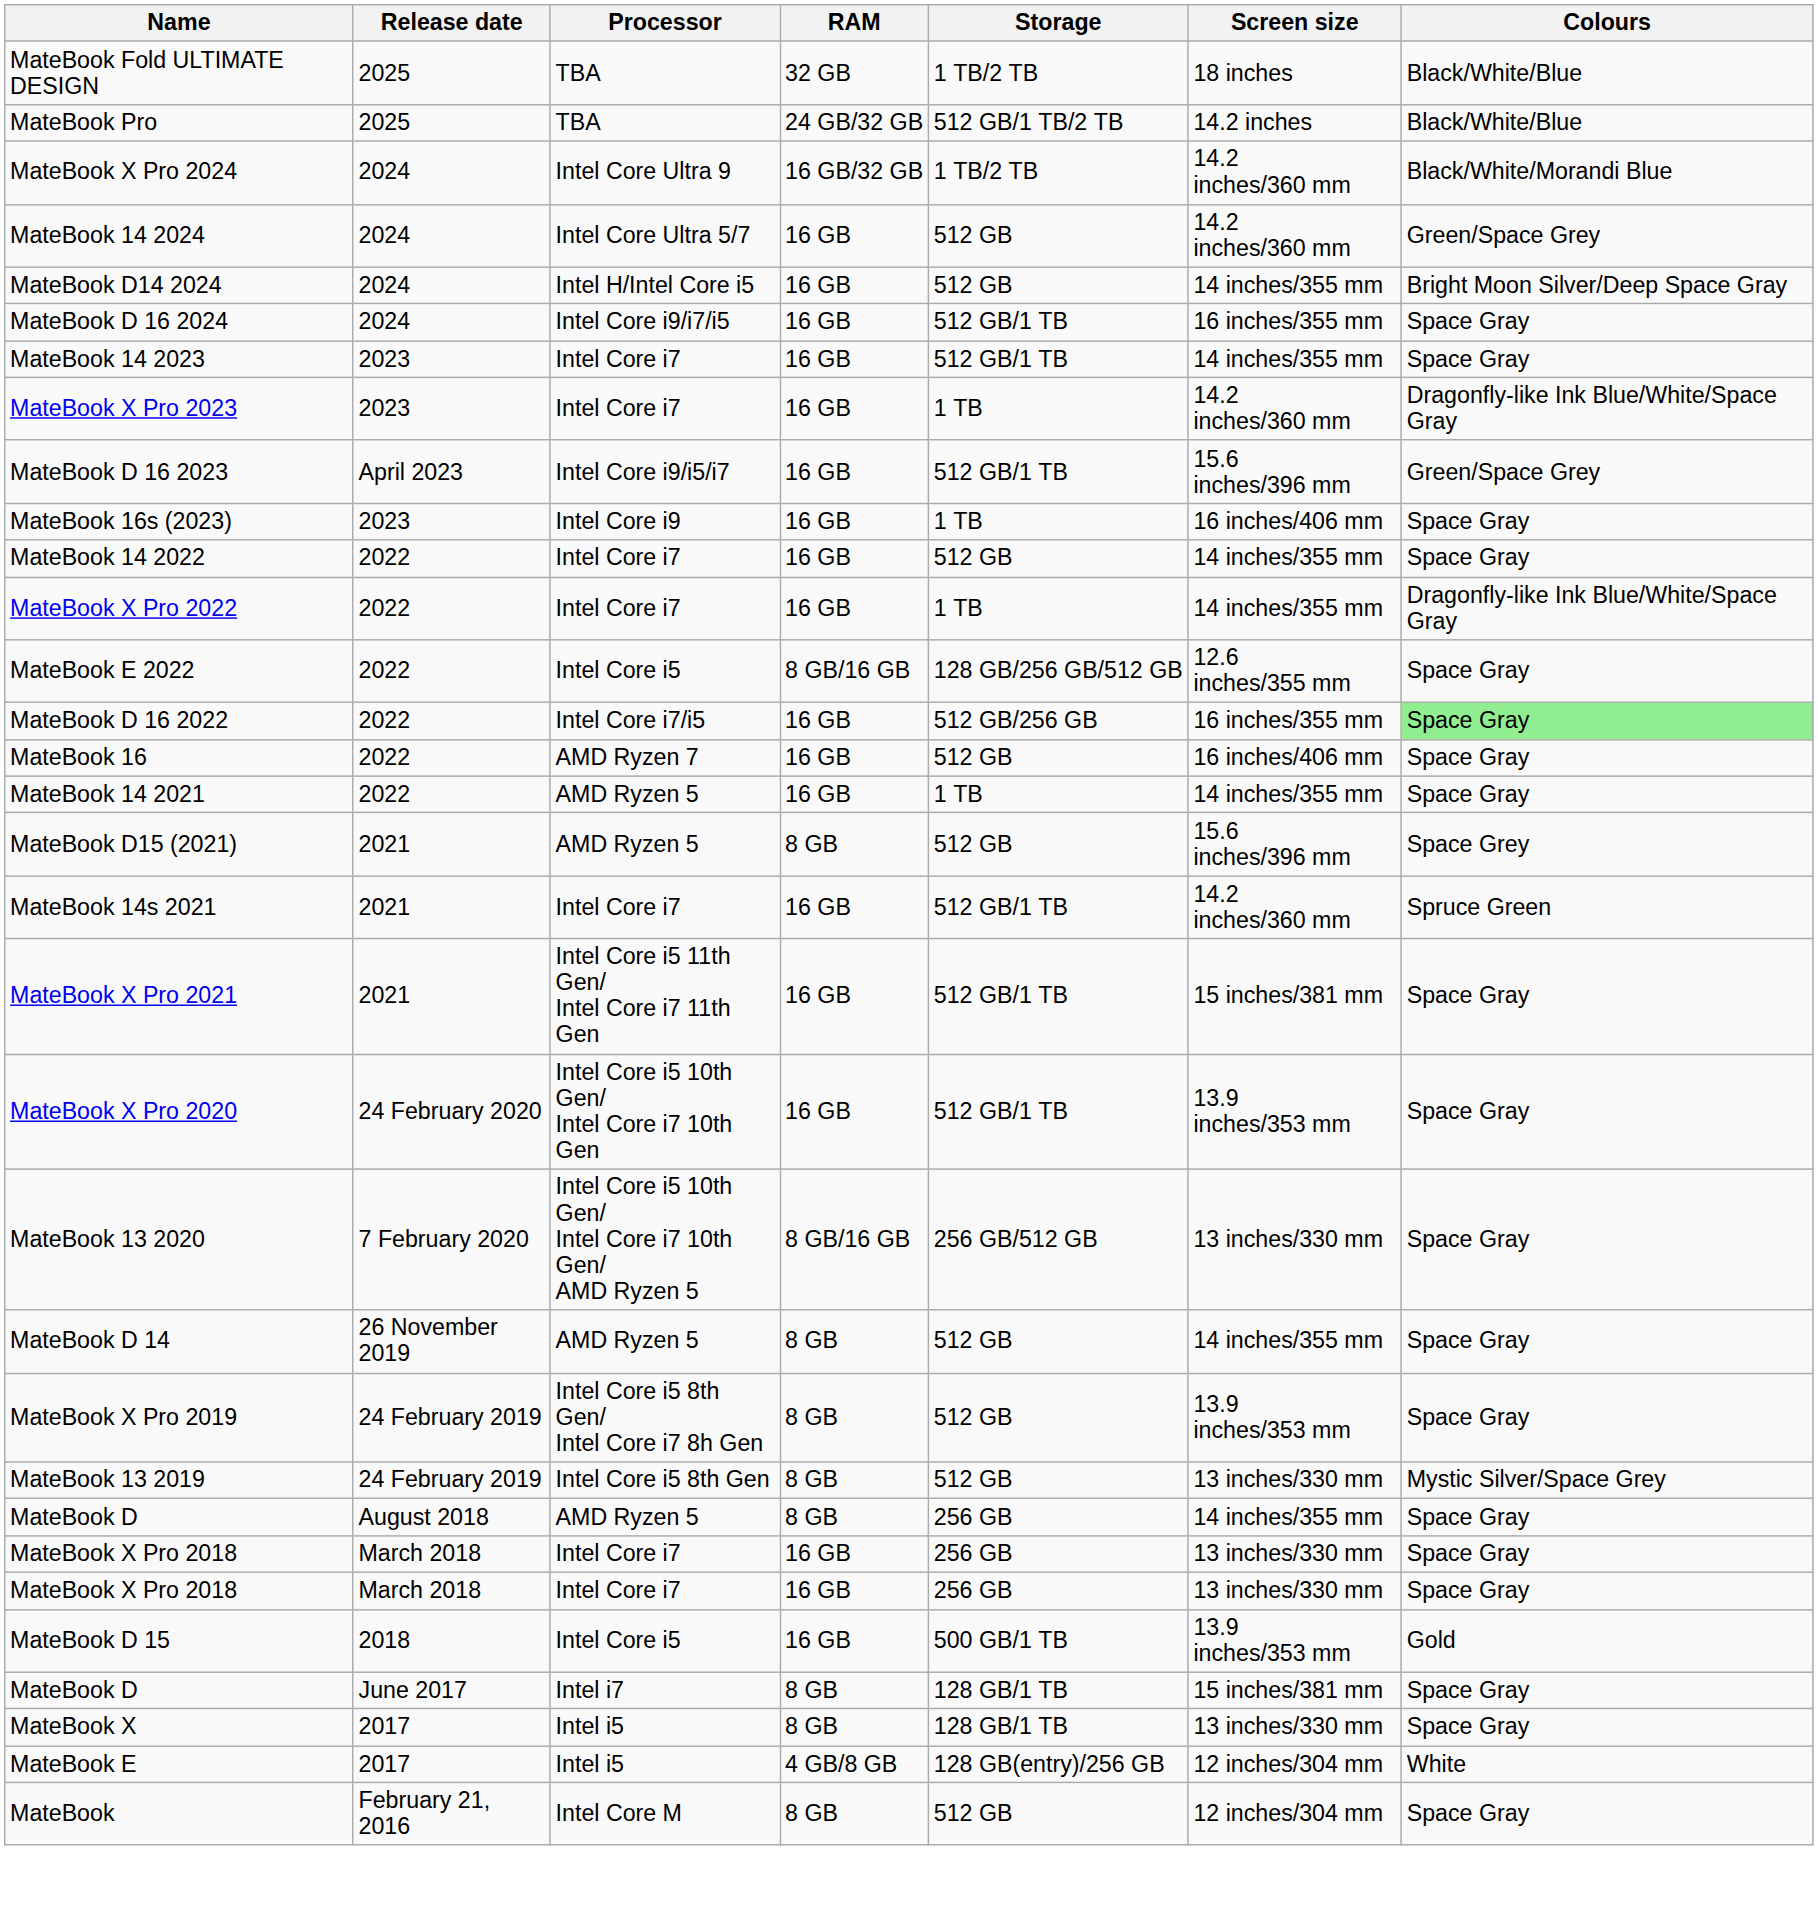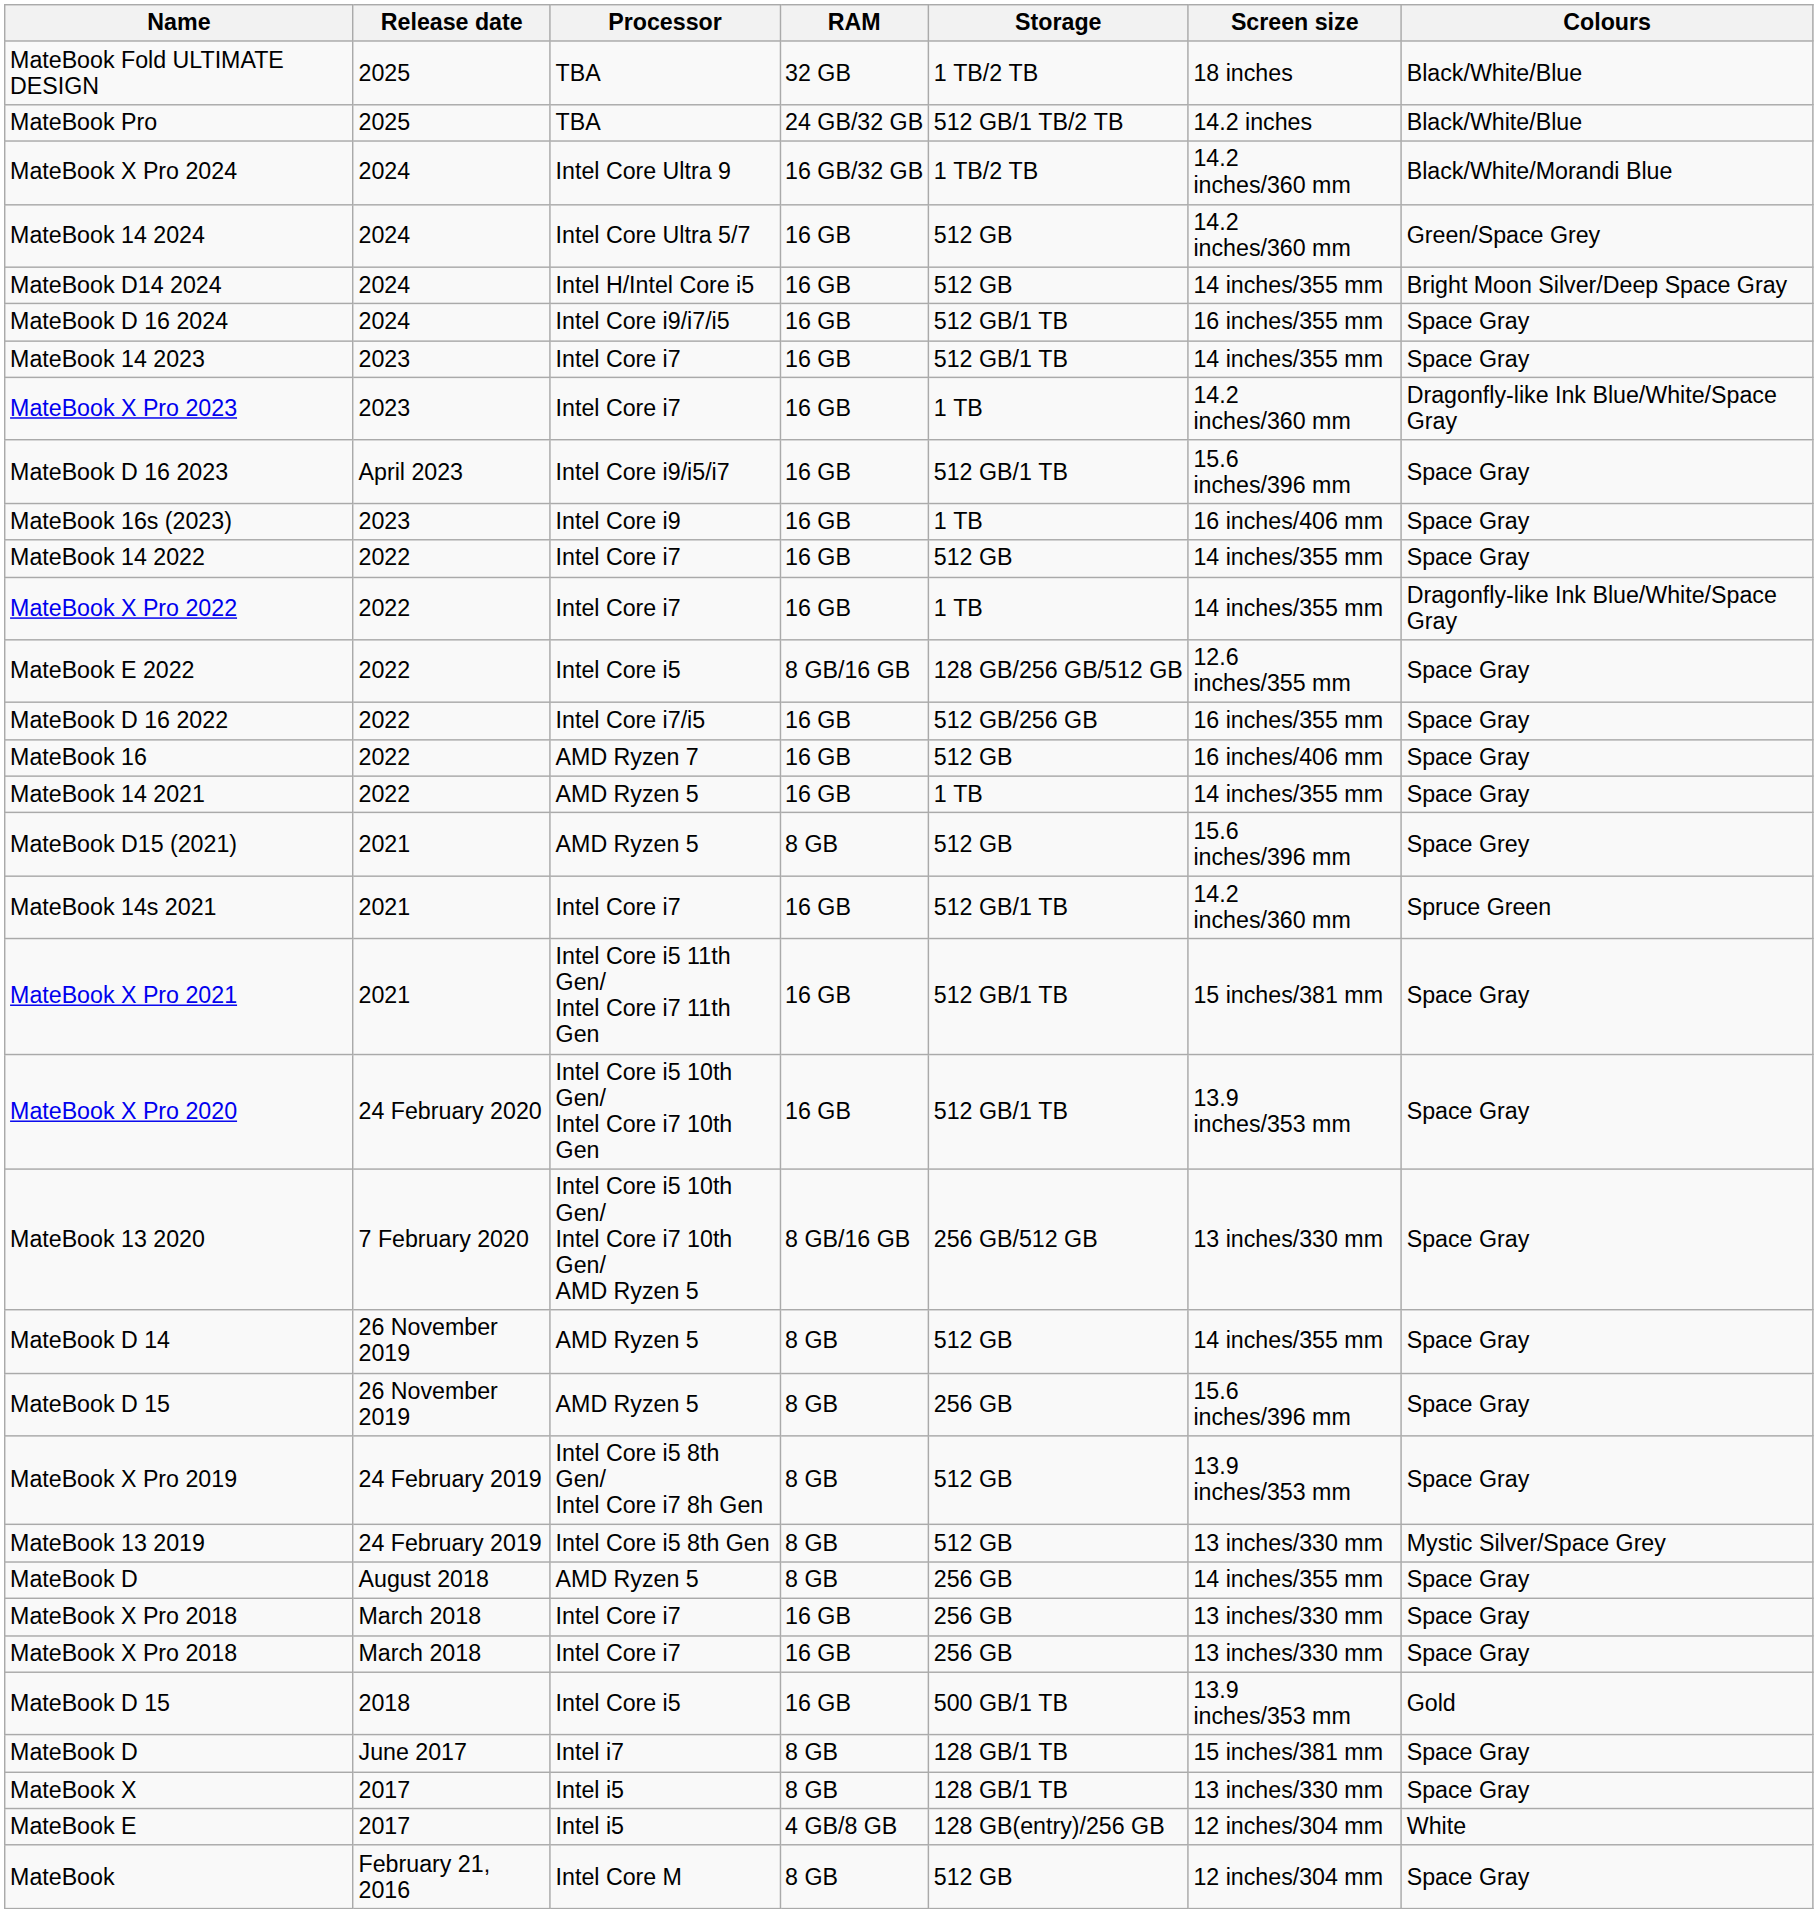(1503, 471) Green/Space Grey -> (1468, 471) Space Gray
(1468, 720) lightgreen background -> (1468, 720) no background
+ row: (90, 1404)
